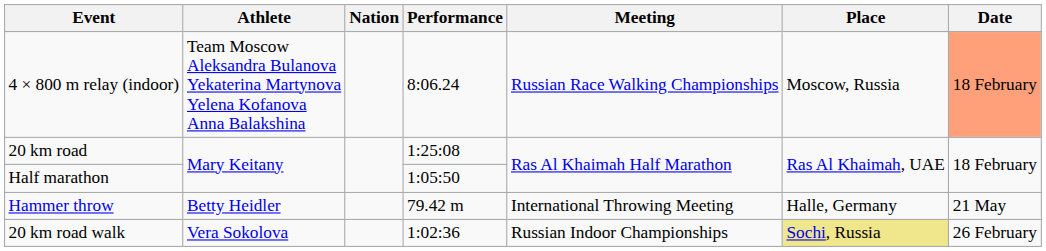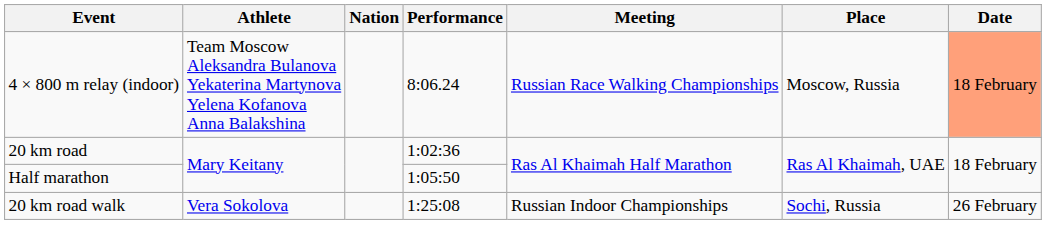(433, 150) 1:25:08 -> (433, 150) 1:02:36
- row: (61, 205)
(433, 232) 1:02:36 -> (433, 205) 1:25:08
(834, 232) khaki background -> (834, 205) no background
